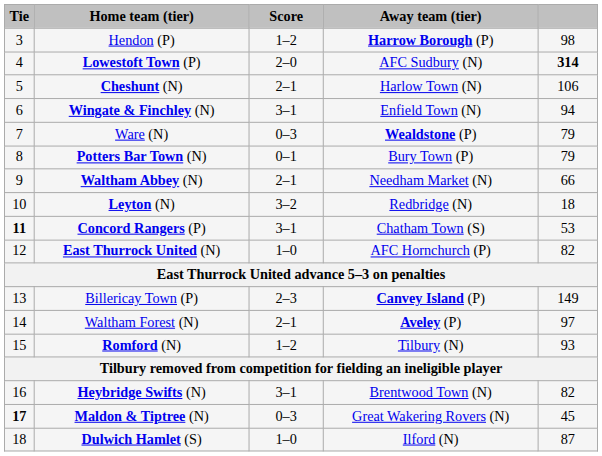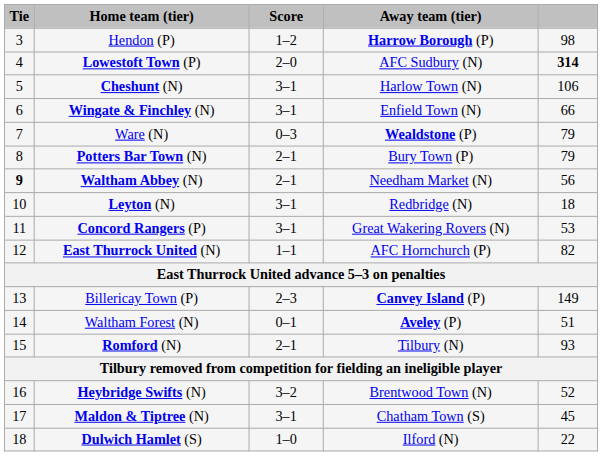(286, 87) 2–1 -> (286, 87) 3–1
(568, 110) 94 -> (568, 110) 66
(286, 157) 0–1 -> (286, 157) 2–1
(19, 181) normal -> (19, 181) bold
(568, 181) 66 -> (568, 181) 56
(286, 204) 3–2 -> (286, 204) 3–1
(19, 228) bold -> (19, 228) normal
(431, 228) Chatham Town (S) -> (431, 228) Great Wakering Rovers (N)
(286, 251) 1–0 -> (286, 251) 1–1
(286, 322) 2–1 -> (286, 322) 0–1
(568, 322) 97 -> (568, 322) 51
(286, 345) 1–2 -> (286, 345) 2–1
(286, 392) 3–1 -> (286, 392) 3–2
(568, 392) 82 -> (568, 392) 52
(19, 416) bold -> (19, 416) normal
(286, 416) 0–3 -> (286, 416) 3–1
(431, 416) Great Wakering Rovers (N) -> (431, 416) Chatham Town (S)
(568, 439) 87 -> (568, 439) 22
